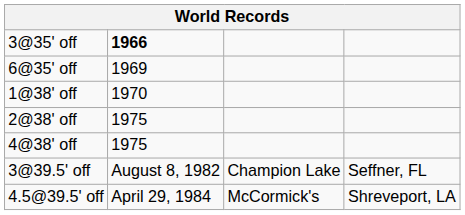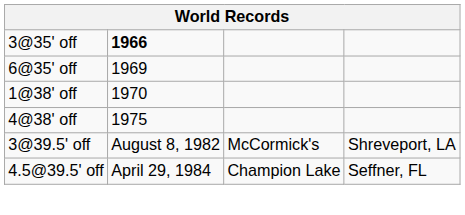- row: (43, 119)
(284, 171) Champion Lake -> (273, 145) McCormick's
(387, 171) Seffner, FL -> (402, 145) Shreveport, LA
(273, 196) McCormick's -> (284, 171) Champion Lake
(402, 196) Shreveport, LA -> (387, 171) Seffner, FL
